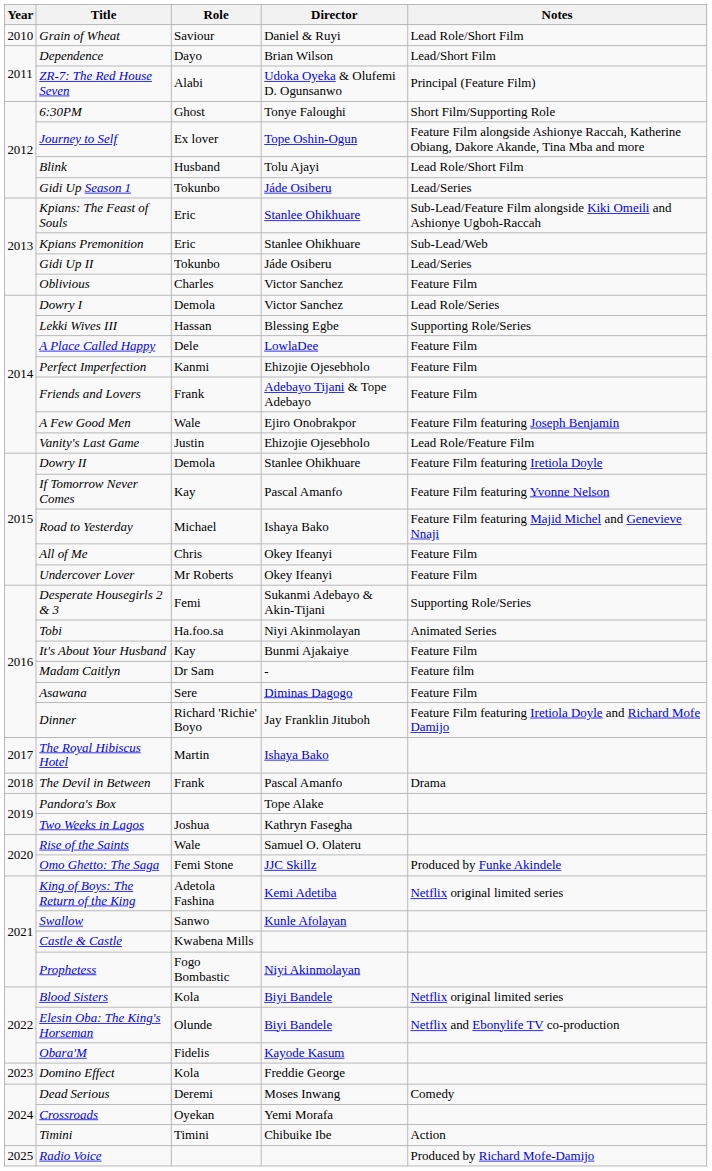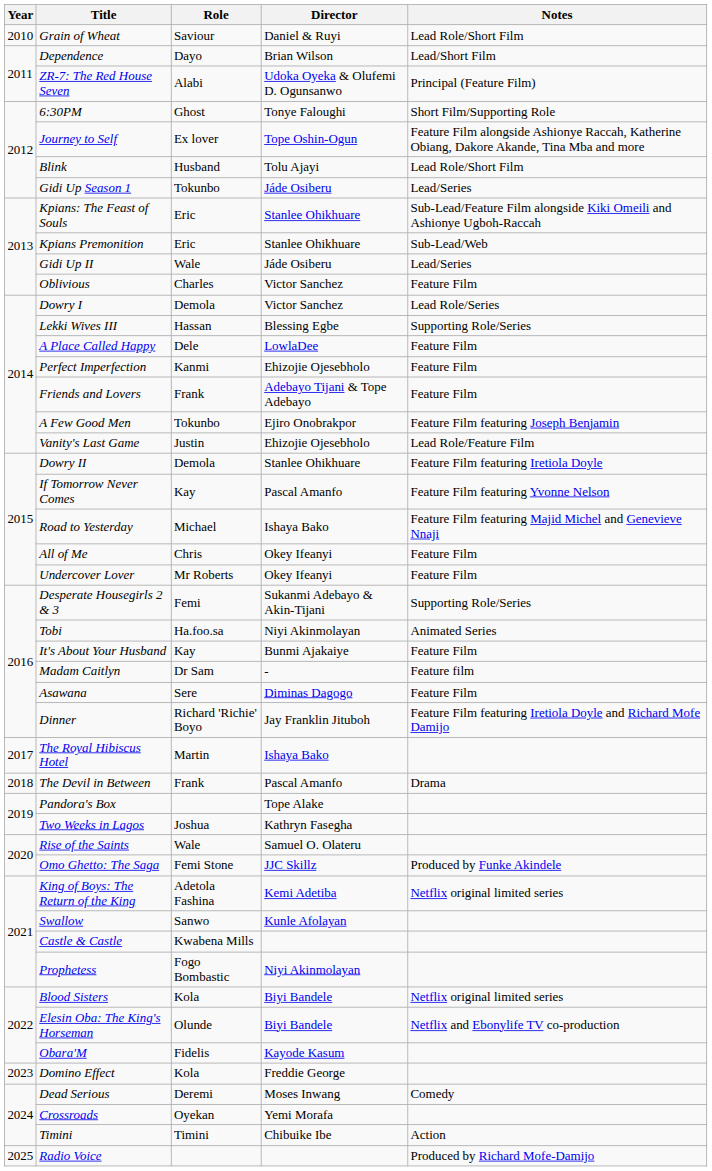(197, 264) Tokunbo -> (187, 264) Wale
(187, 422) Wale -> (197, 422) Tokunbo
